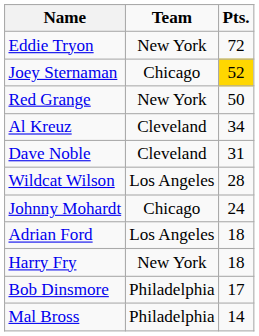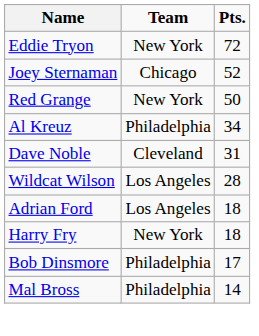(236, 72) gold background -> (232, 72) no background
(172, 126) Cleveland -> (168, 126) Philadelphia
- row: (65, 208)
